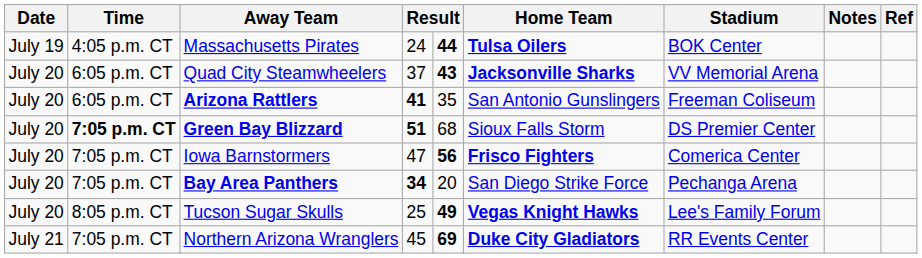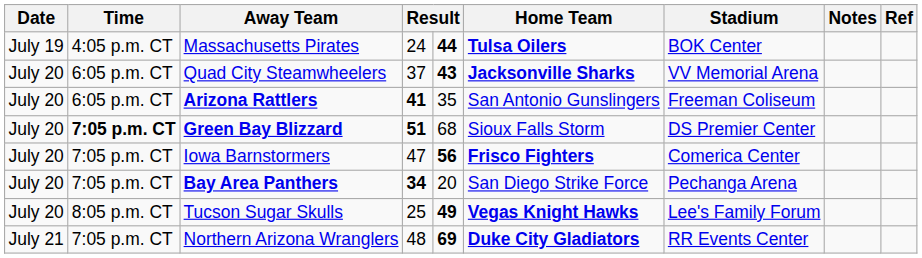(416, 239) 45 -> (416, 239) 48
